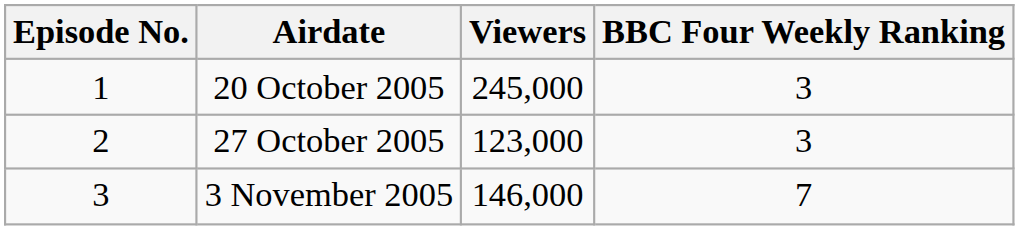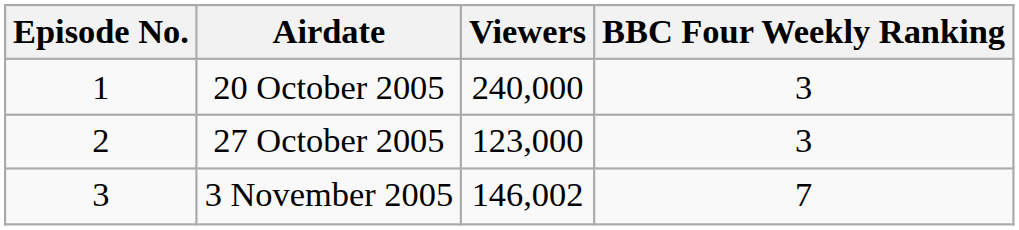(528, 86) 245,000 -> (528, 86) 240,000
(528, 195) 146,000 -> (528, 195) 146,002
